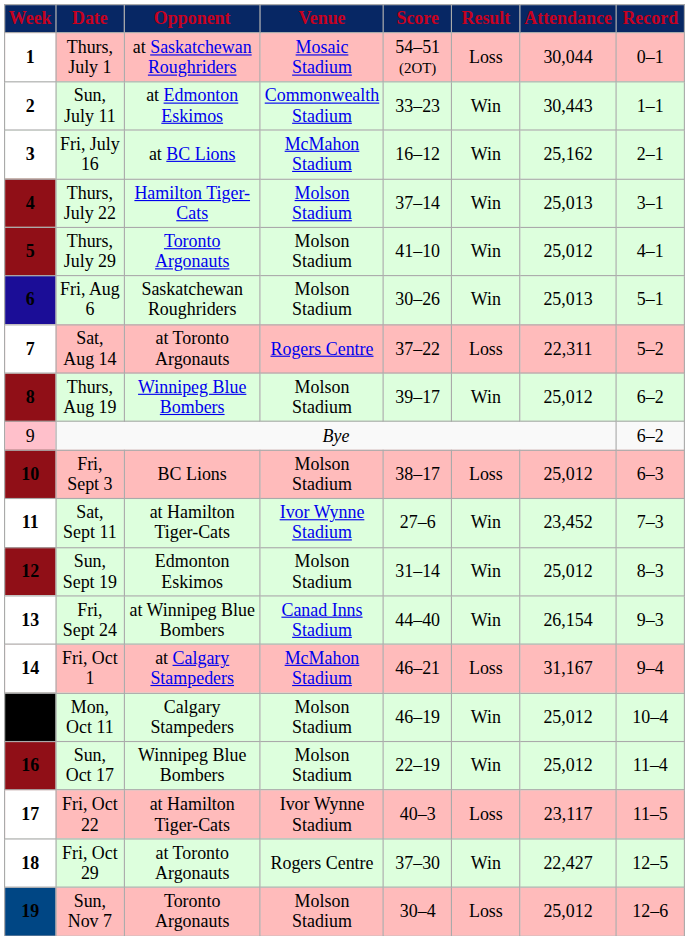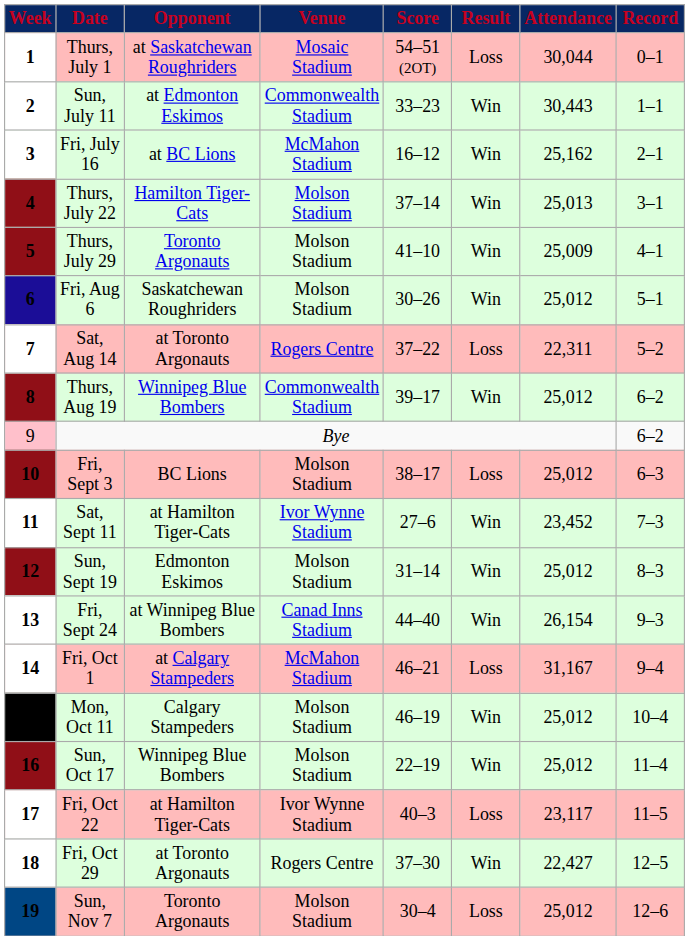(568, 251) 25,012 -> (568, 251) 25,009
(568, 300) 25,013 -> (568, 300) 25,012
(322, 397) Molson Stadium -> (322, 397) Commonwealth Stadium
